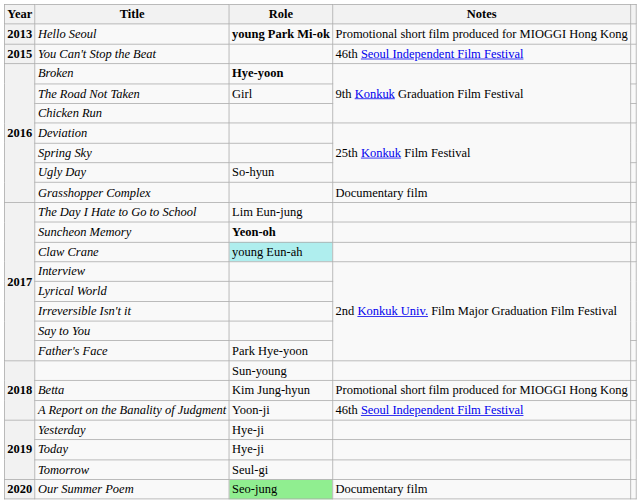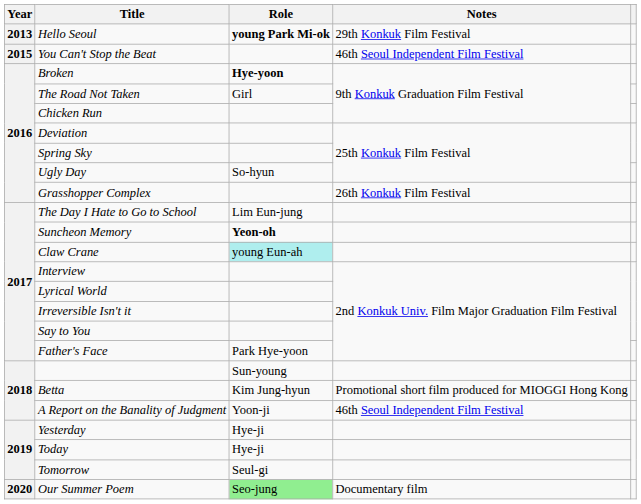(482, 34) Promotional short film produced for MIOGGI Hong Kong -> (403, 34) 29th Konkuk Film Festival
(381, 192) Documentary film -> (403, 192) 26th Konkuk Film Festival
